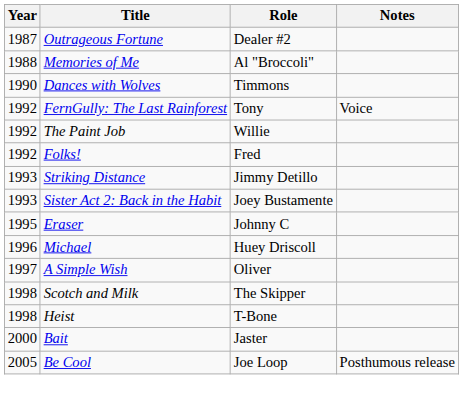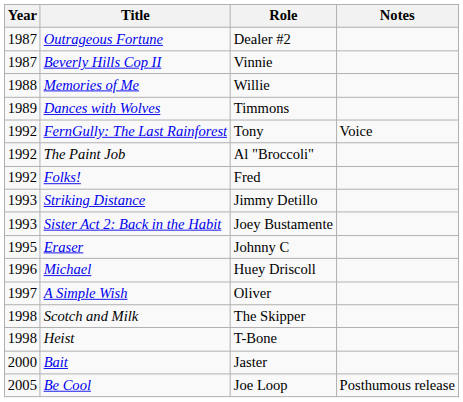+ row: (102, 62)
(274, 62) Al "Broccoli" -> (252, 85) Willie
(22, 85) 1990 -> (22, 108) 1989
(252, 131) Willie -> (274, 154) Al "Broccoli"
